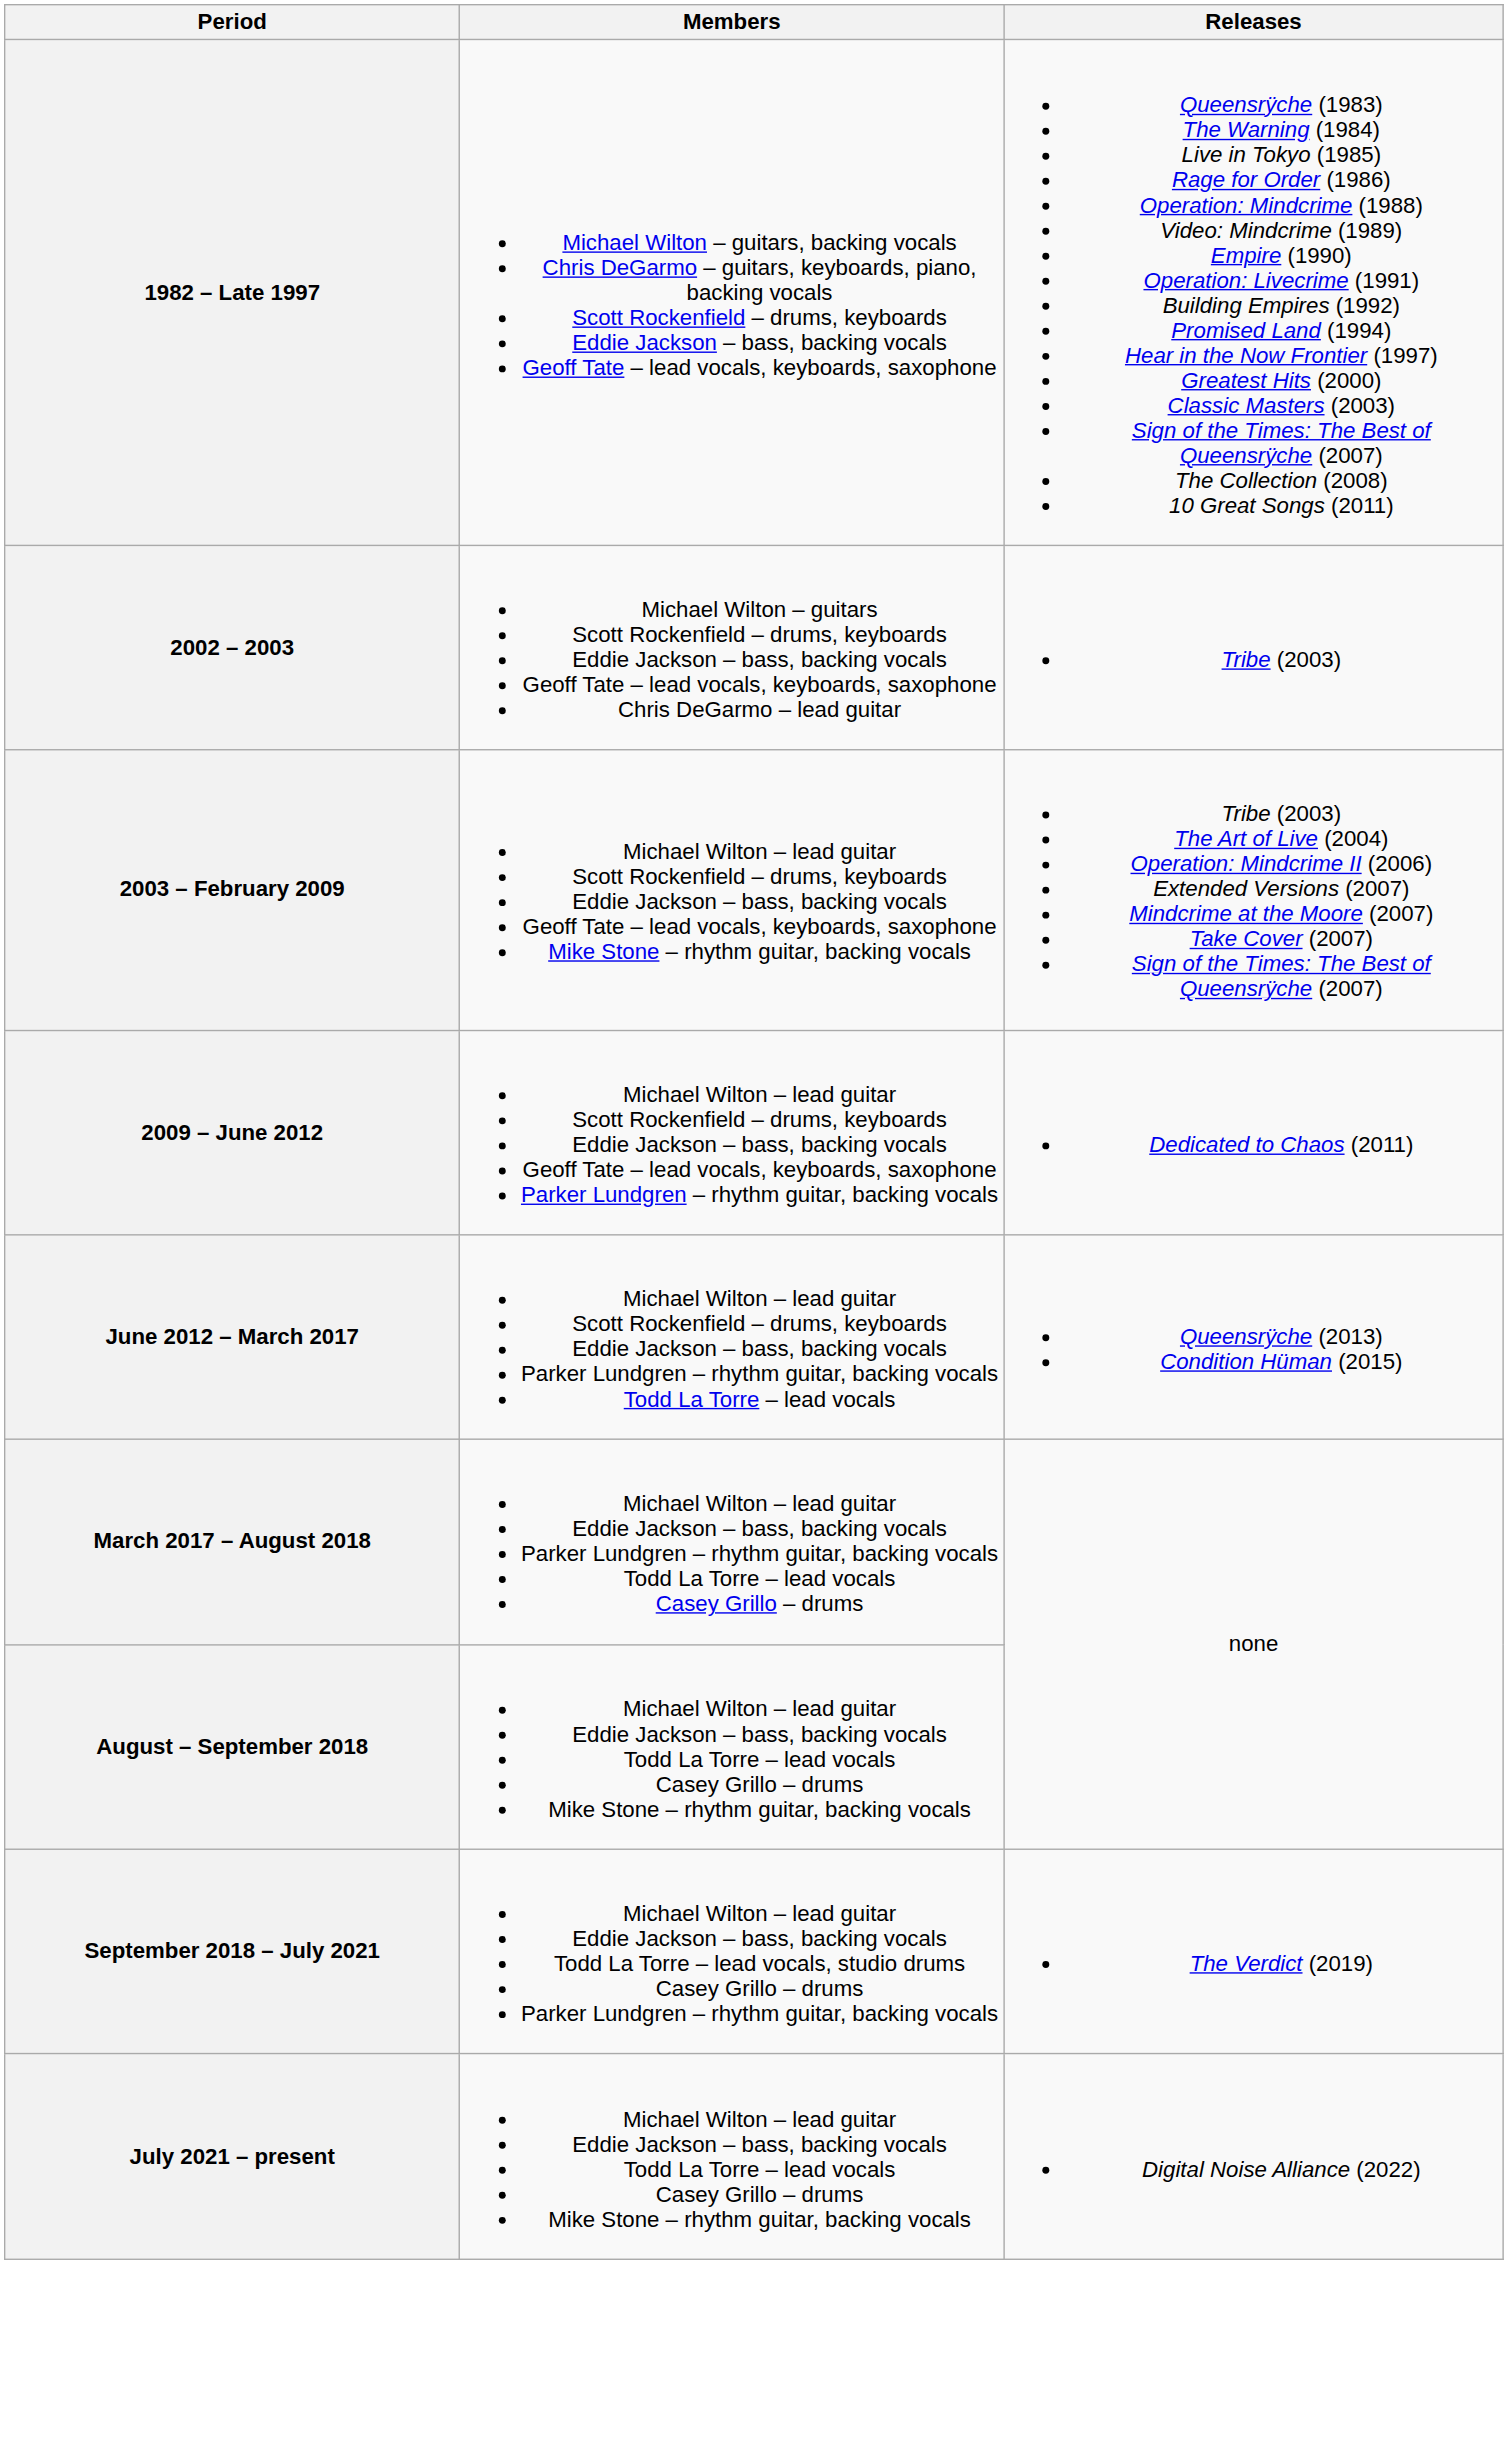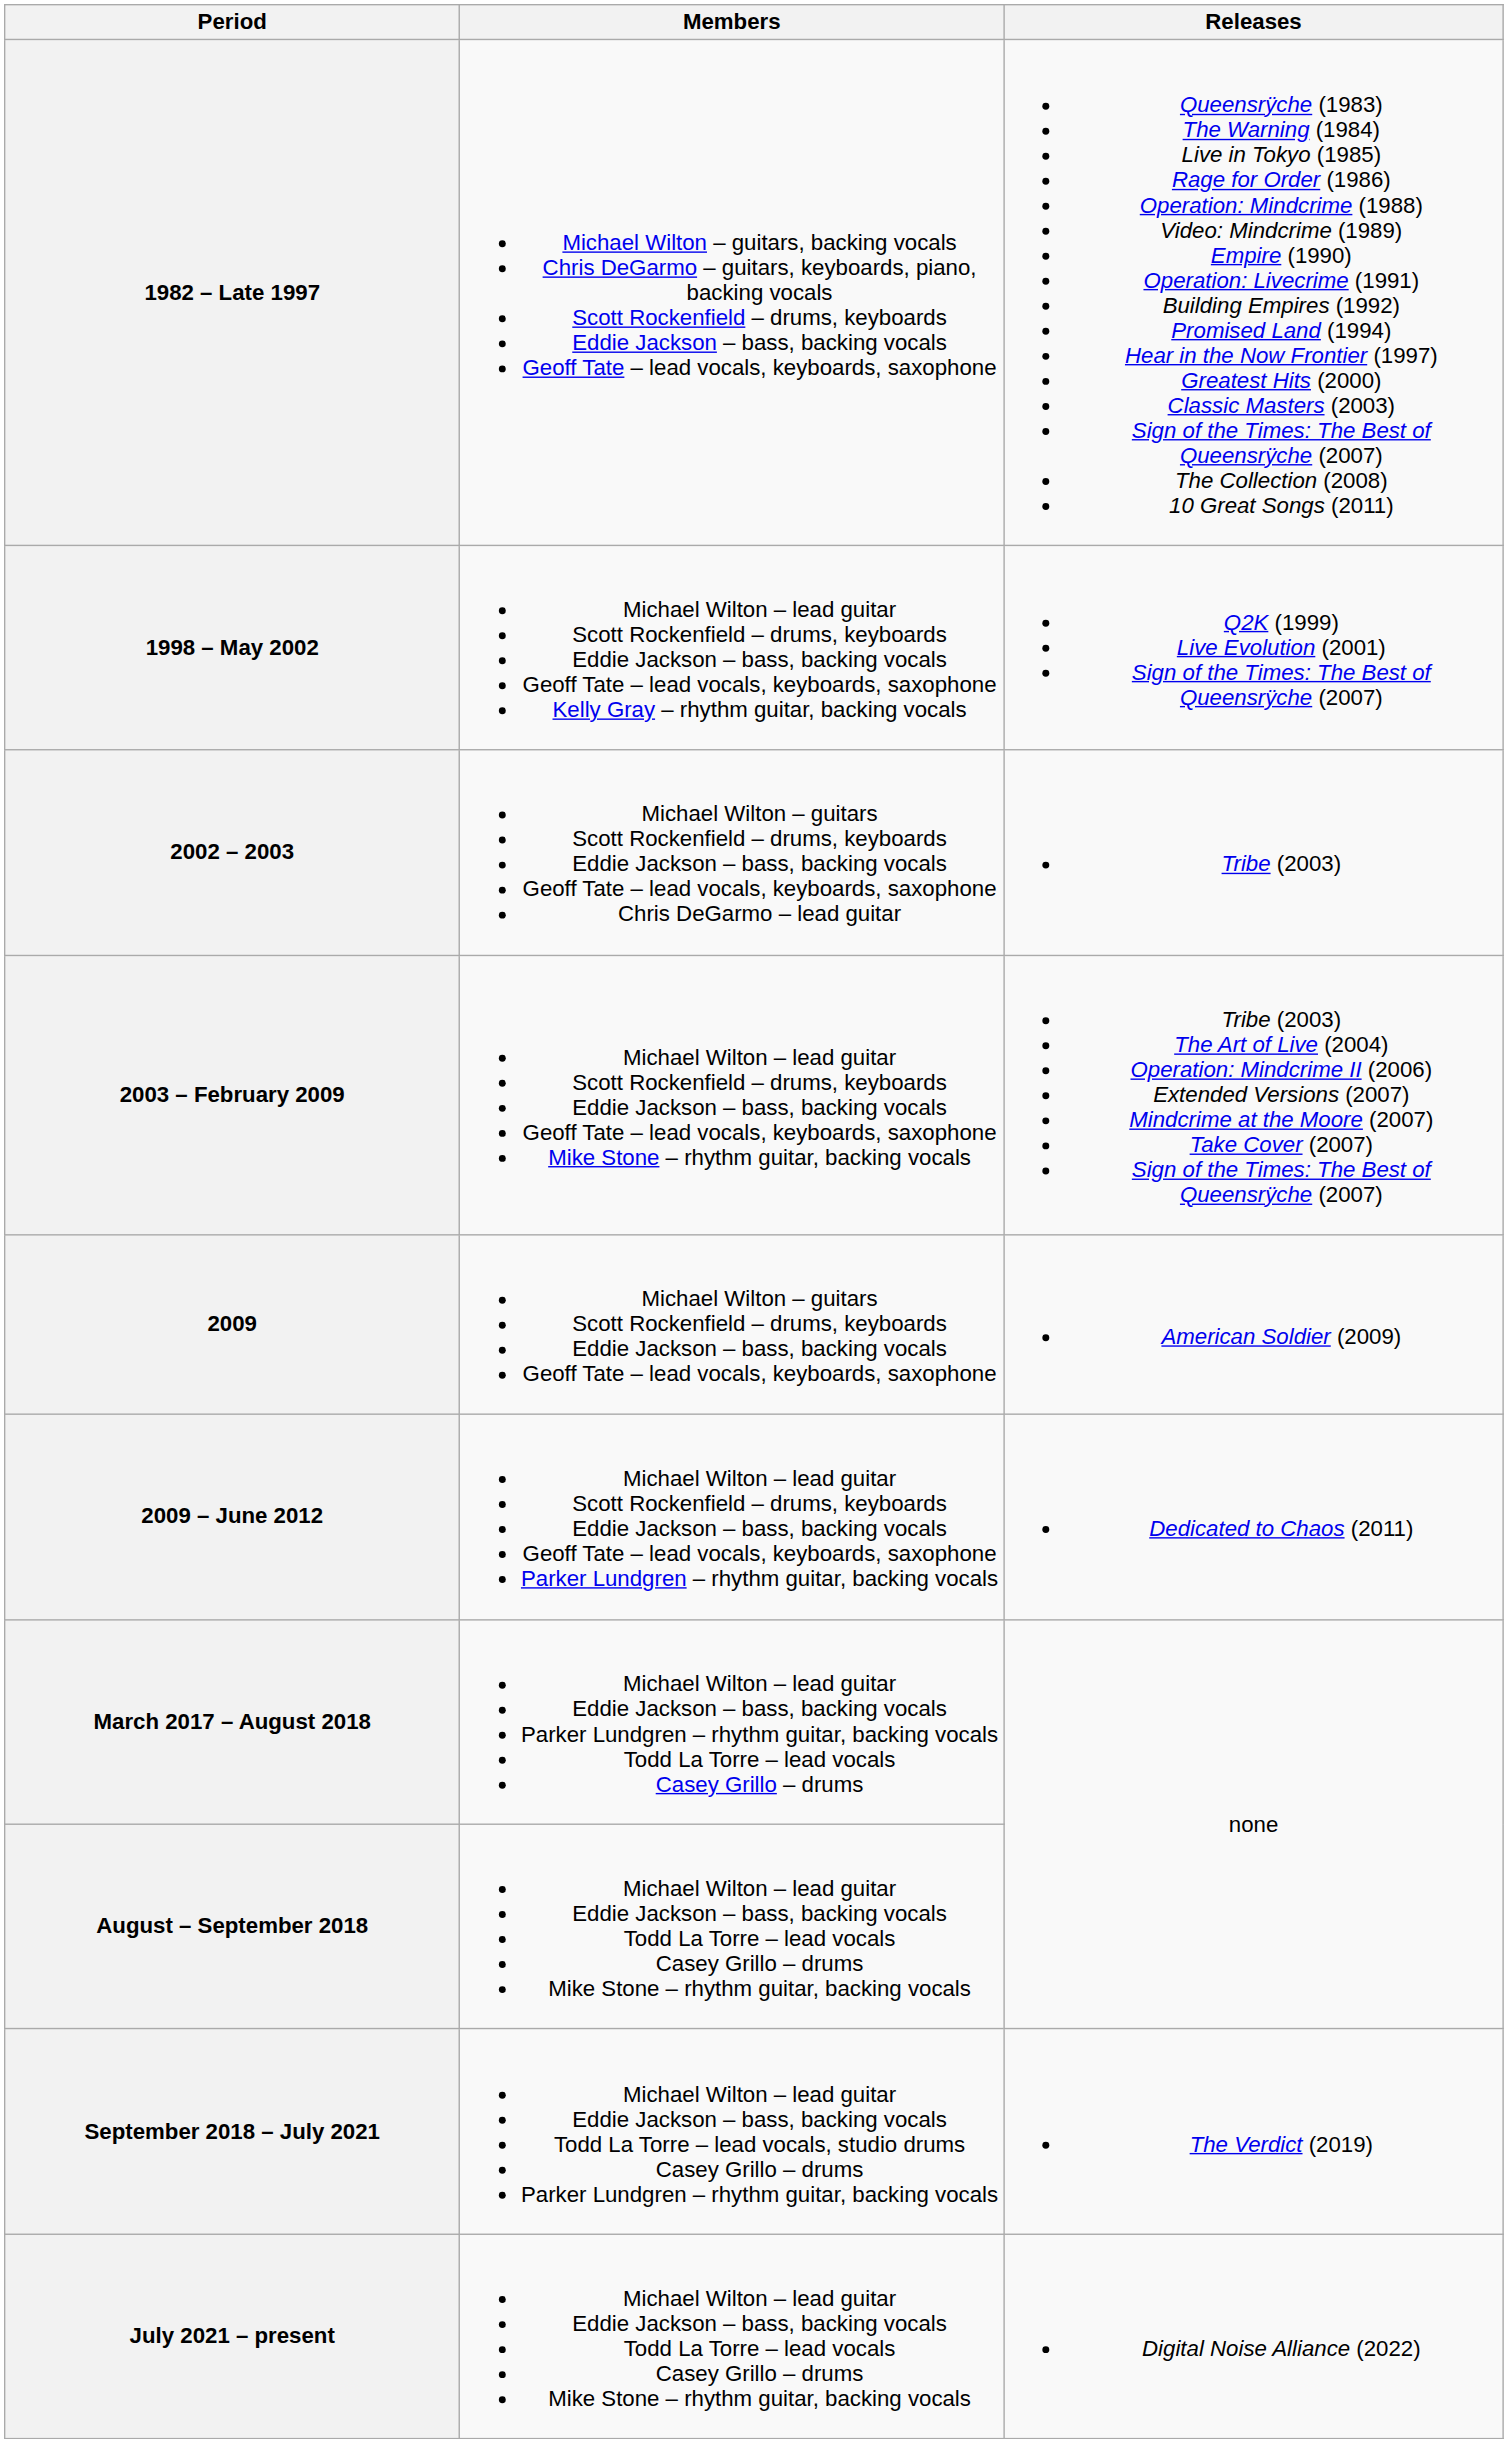+ row: (232, 647)
+ row: (232, 1324)
- row: (232, 1336)
